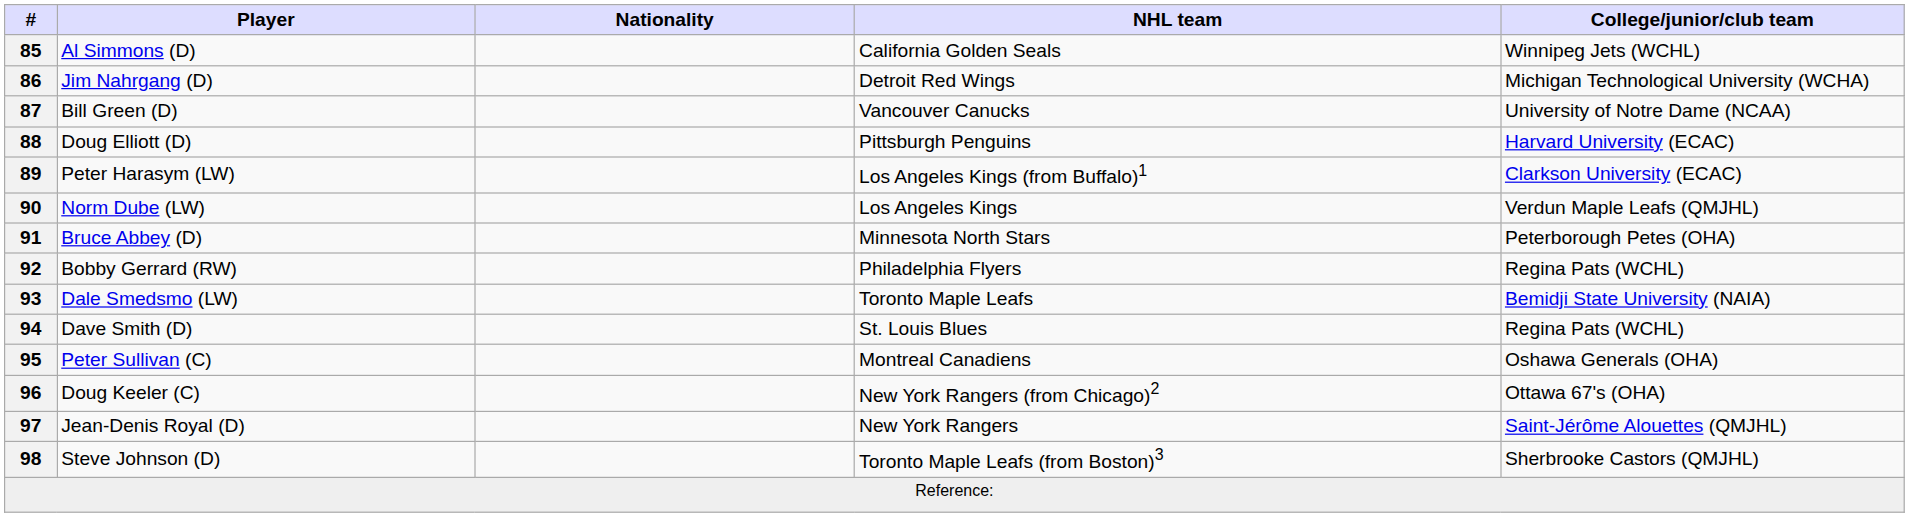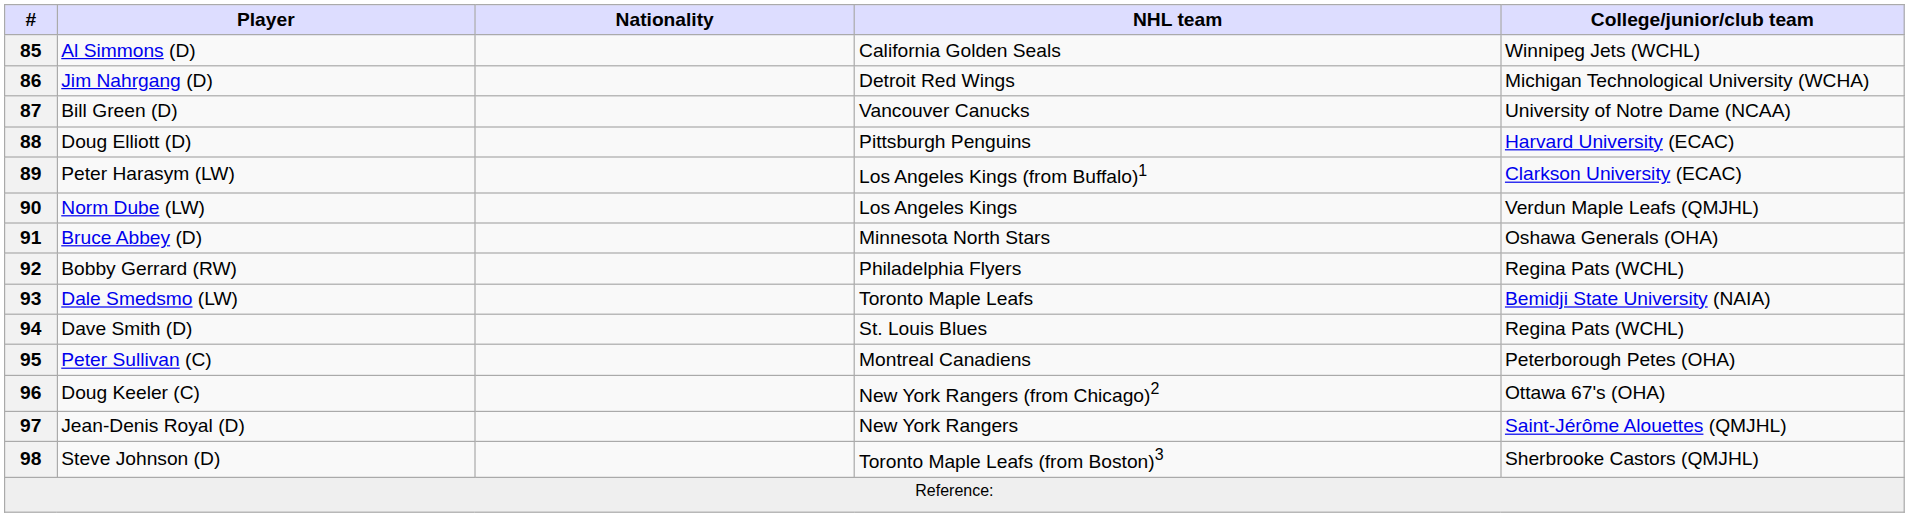(1620, 238) Peterborough Petes (OHA) -> (1612, 238) Oshawa Generals (OHA)
(1612, 359) Oshawa Generals (OHA) -> (1620, 359) Peterborough Petes (OHA)
